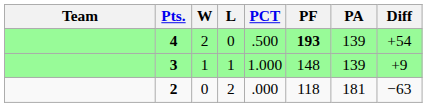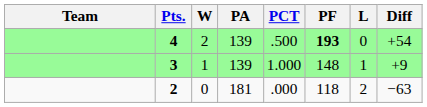columns swapped: (231, 16) <-> (354, 16)
